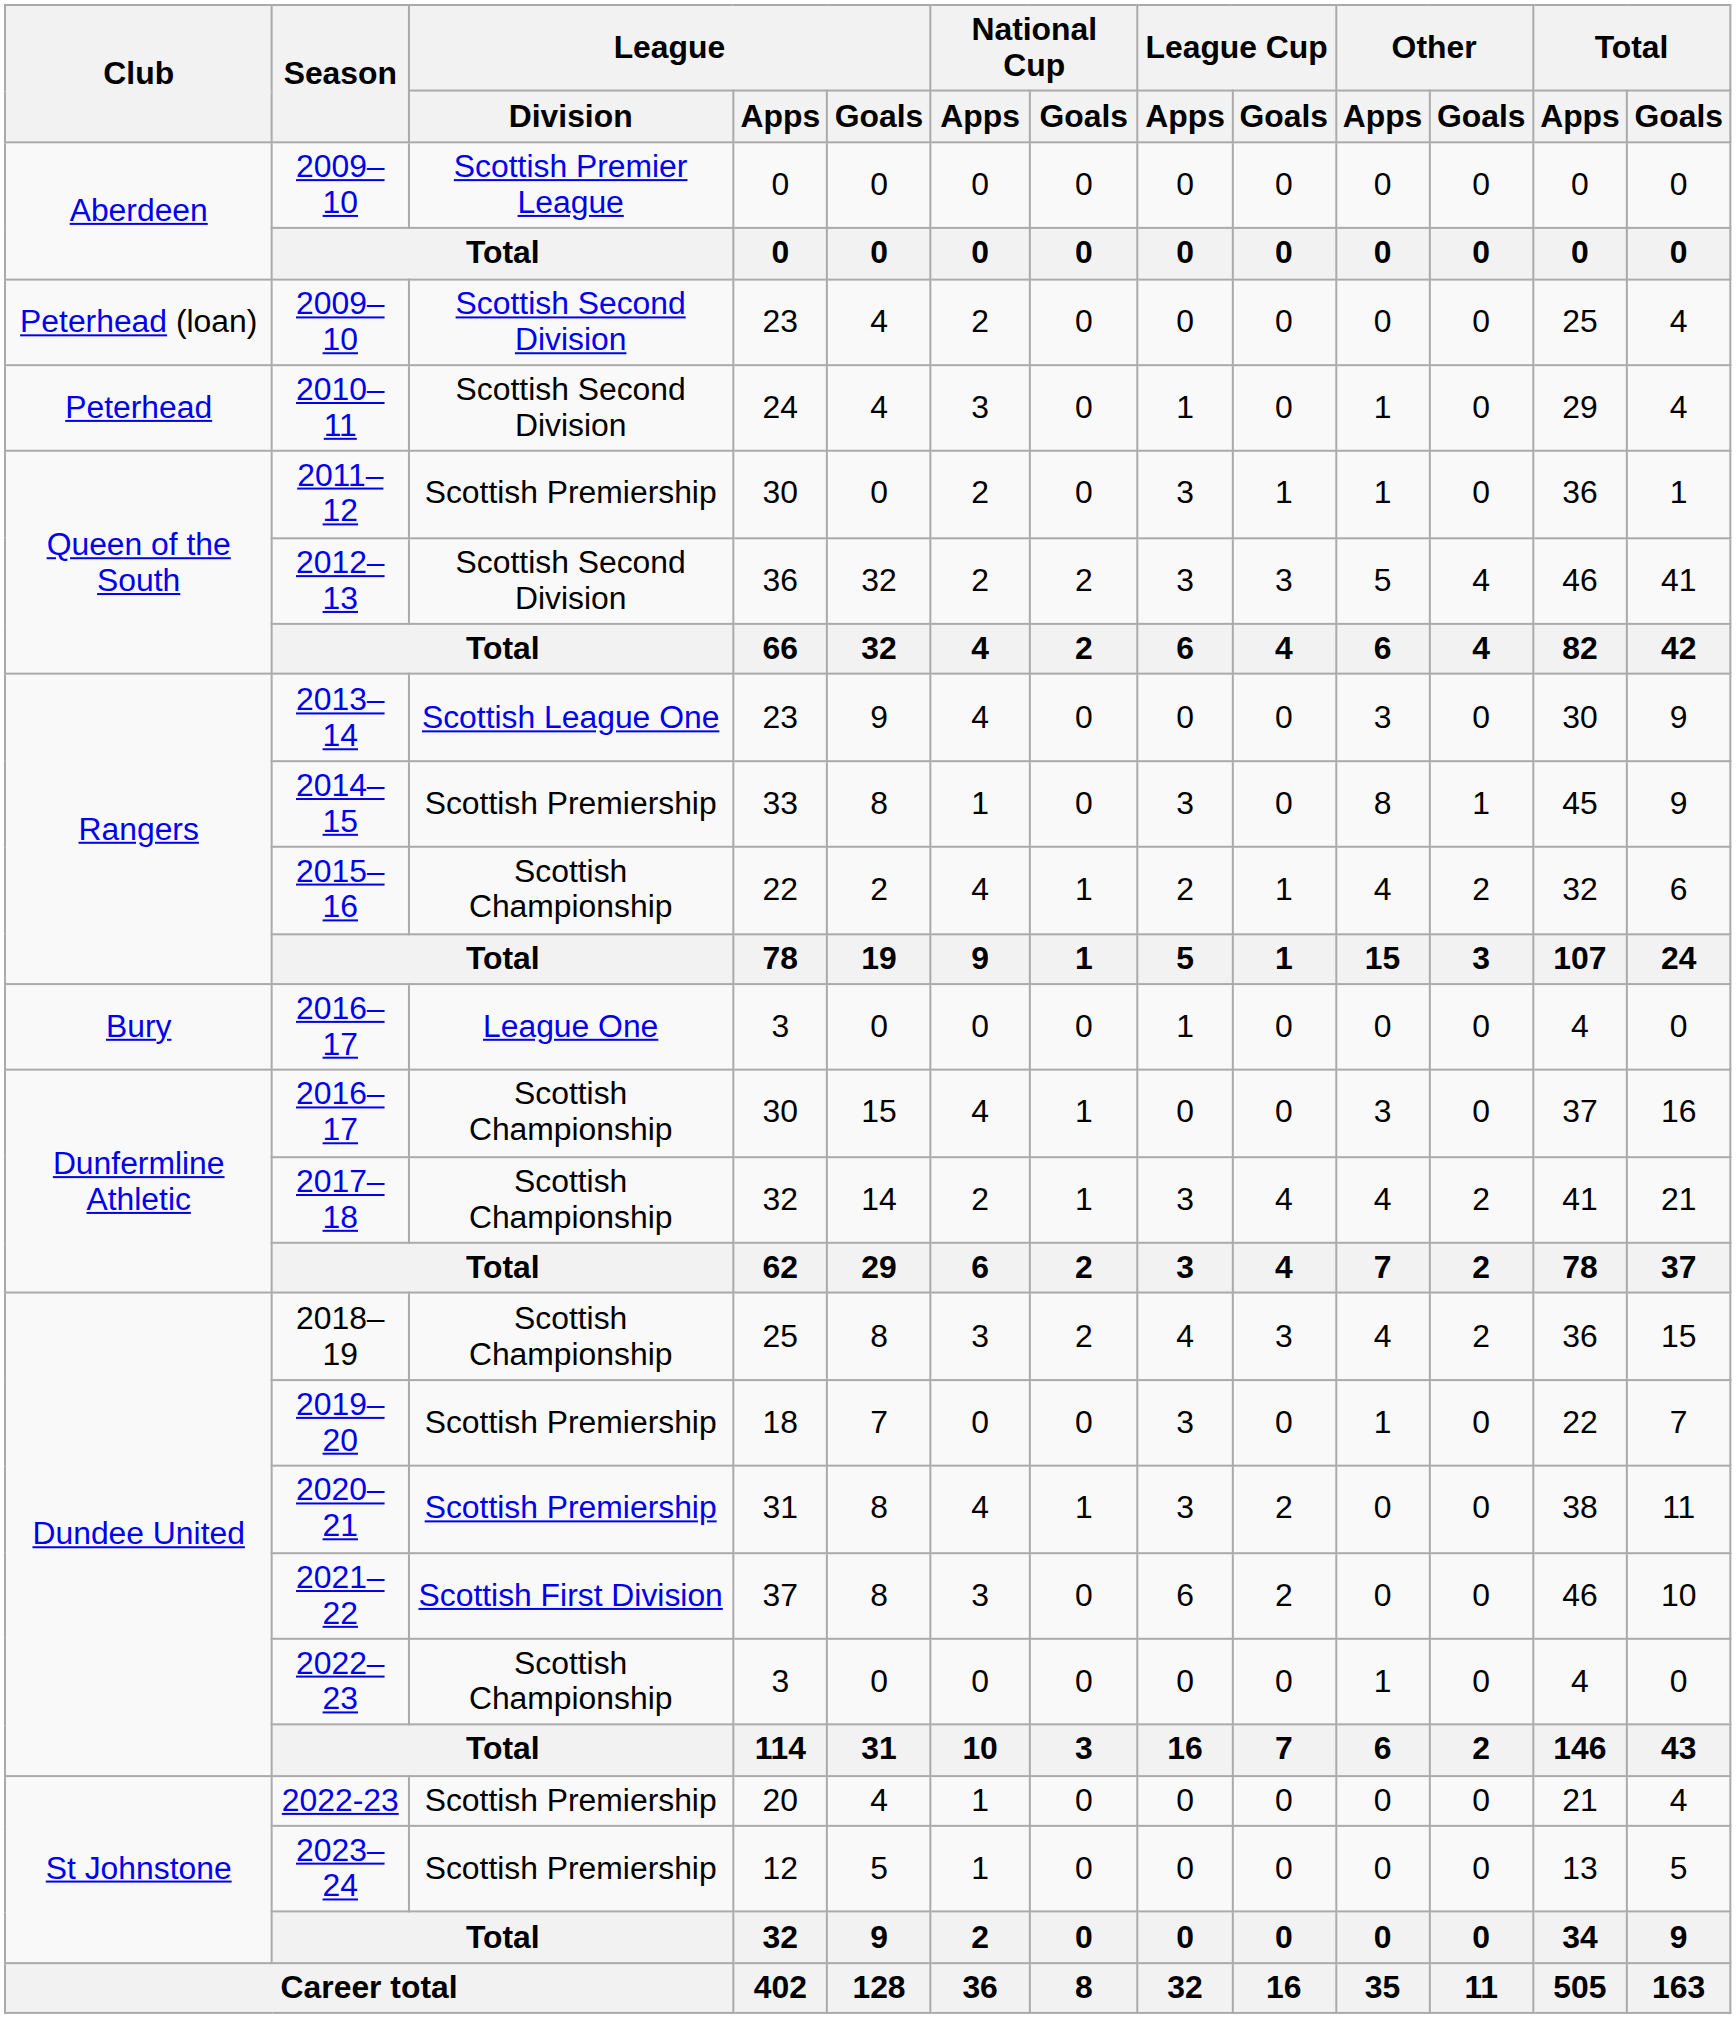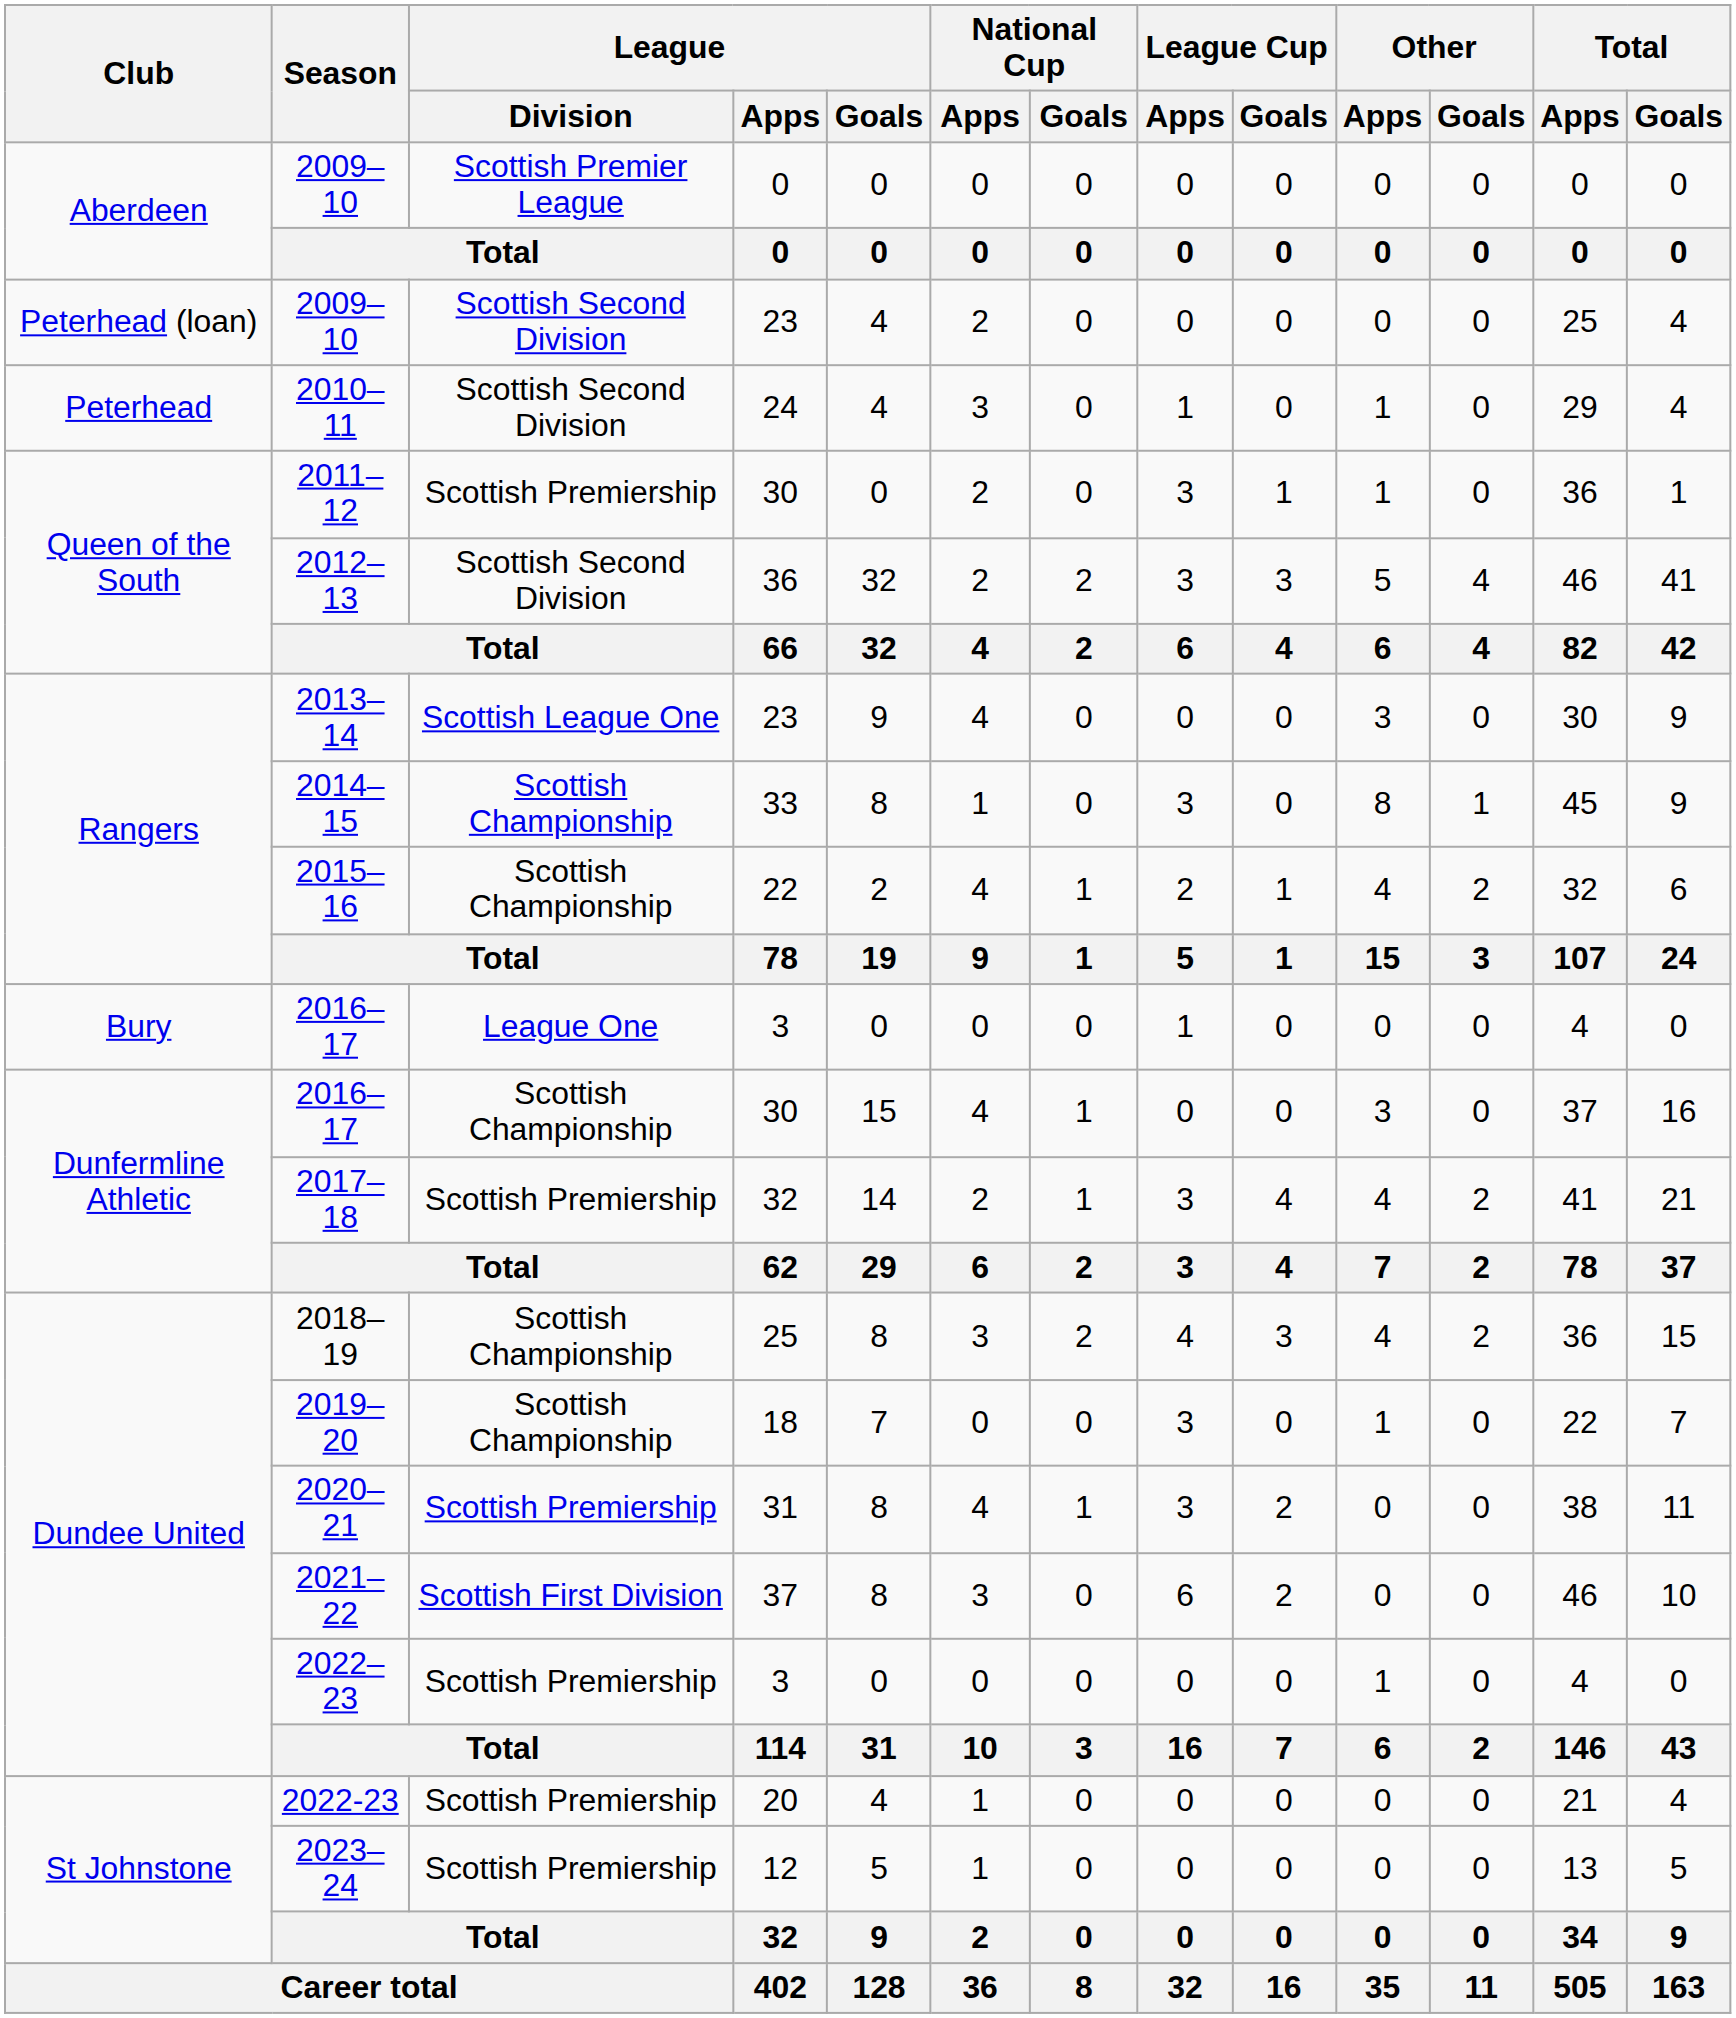(571, 803) Scottish Premiership -> (571, 803) Scottish Championship
(571, 1199) Scottish Championship -> (571, 1199) Scottish Premiership
(571, 1422) Scottish Premiership -> (571, 1422) Scottish Championship
(571, 1681) Scottish Championship -> (571, 1681) Scottish Premiership
